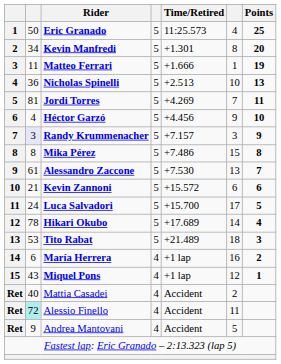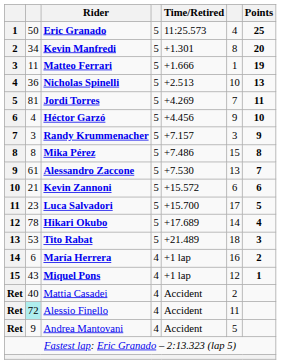(33, 135) lavender background -> (33, 135) no background
(33, 205) 24 -> (33, 205) 23
